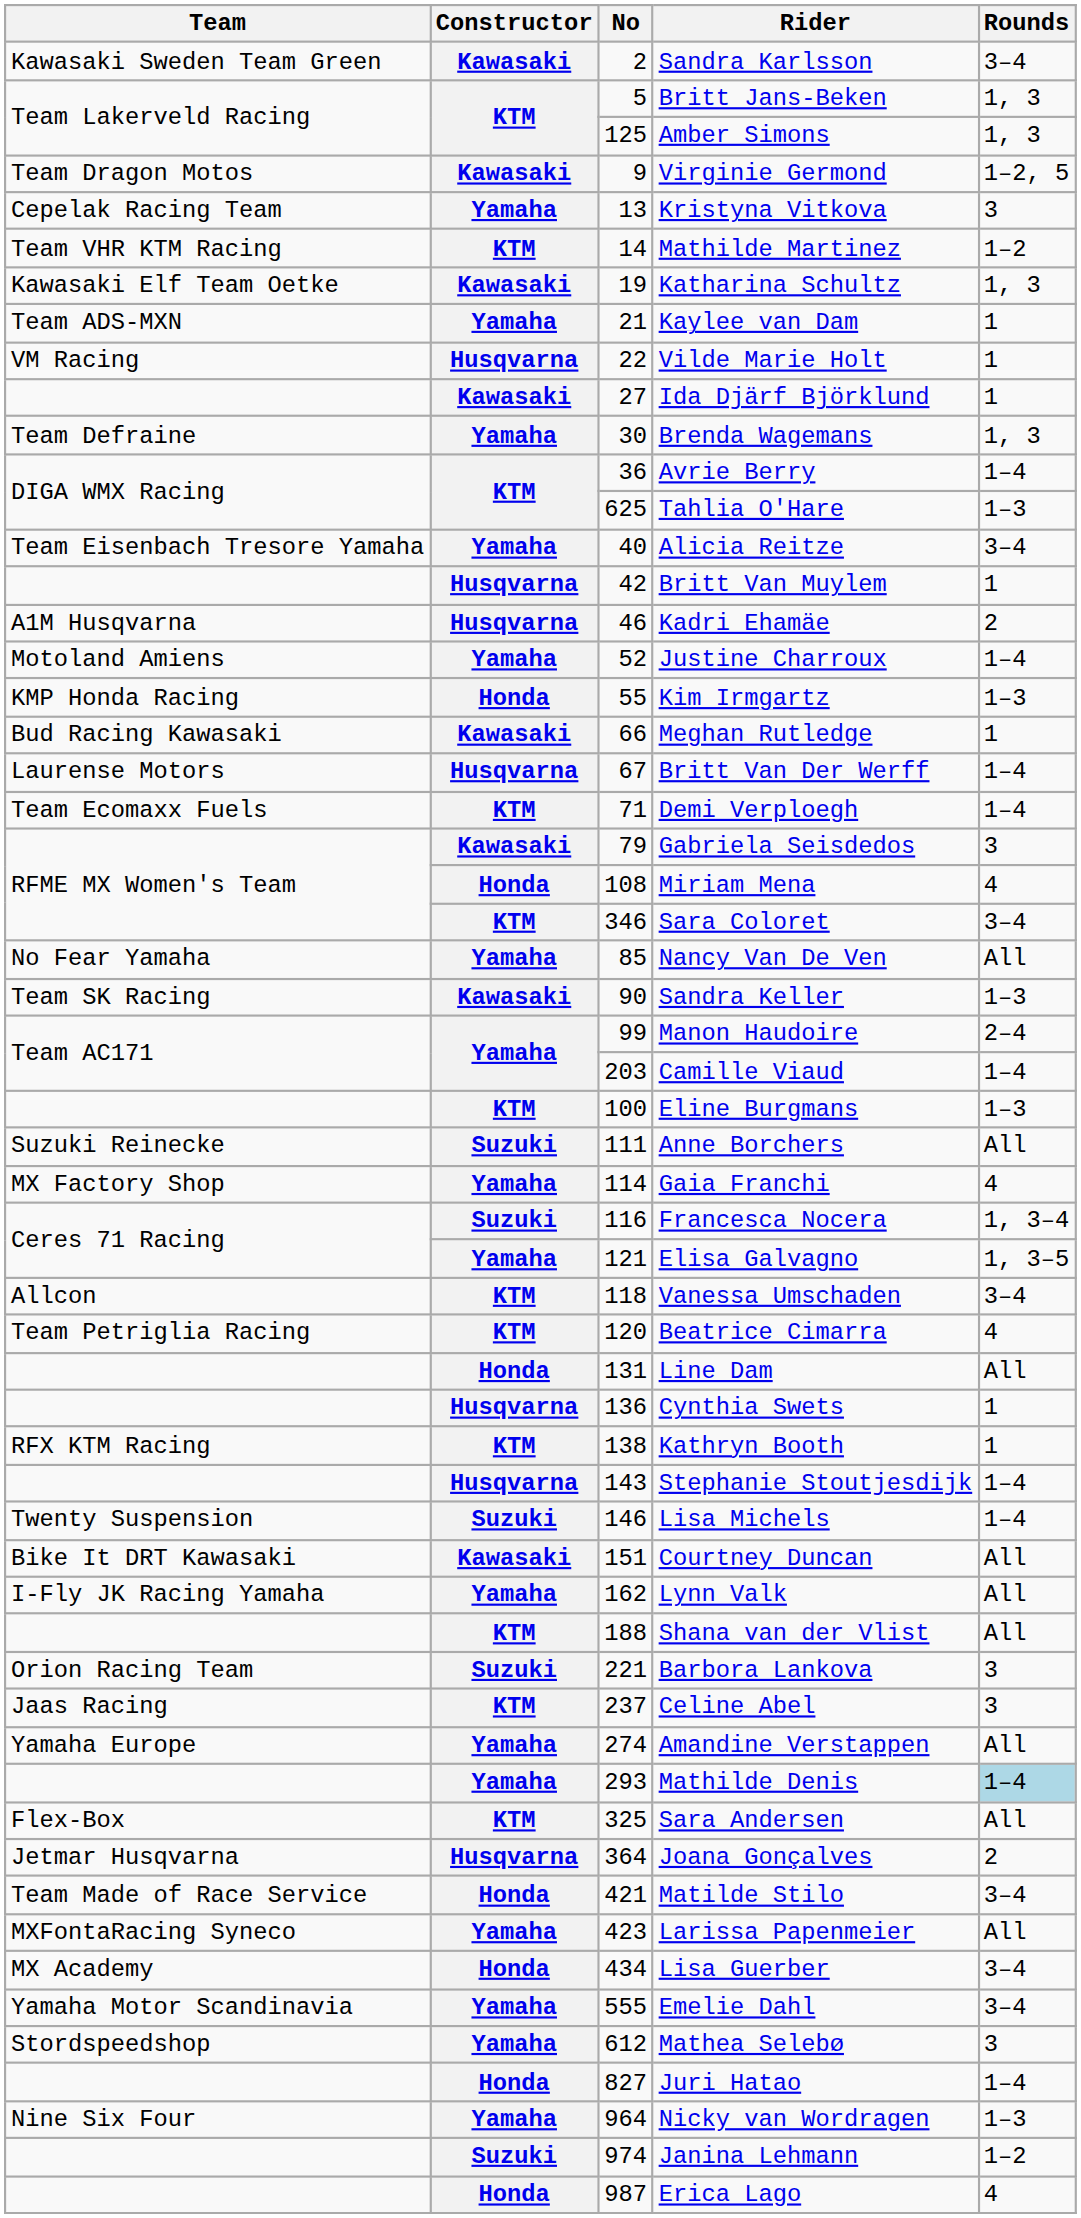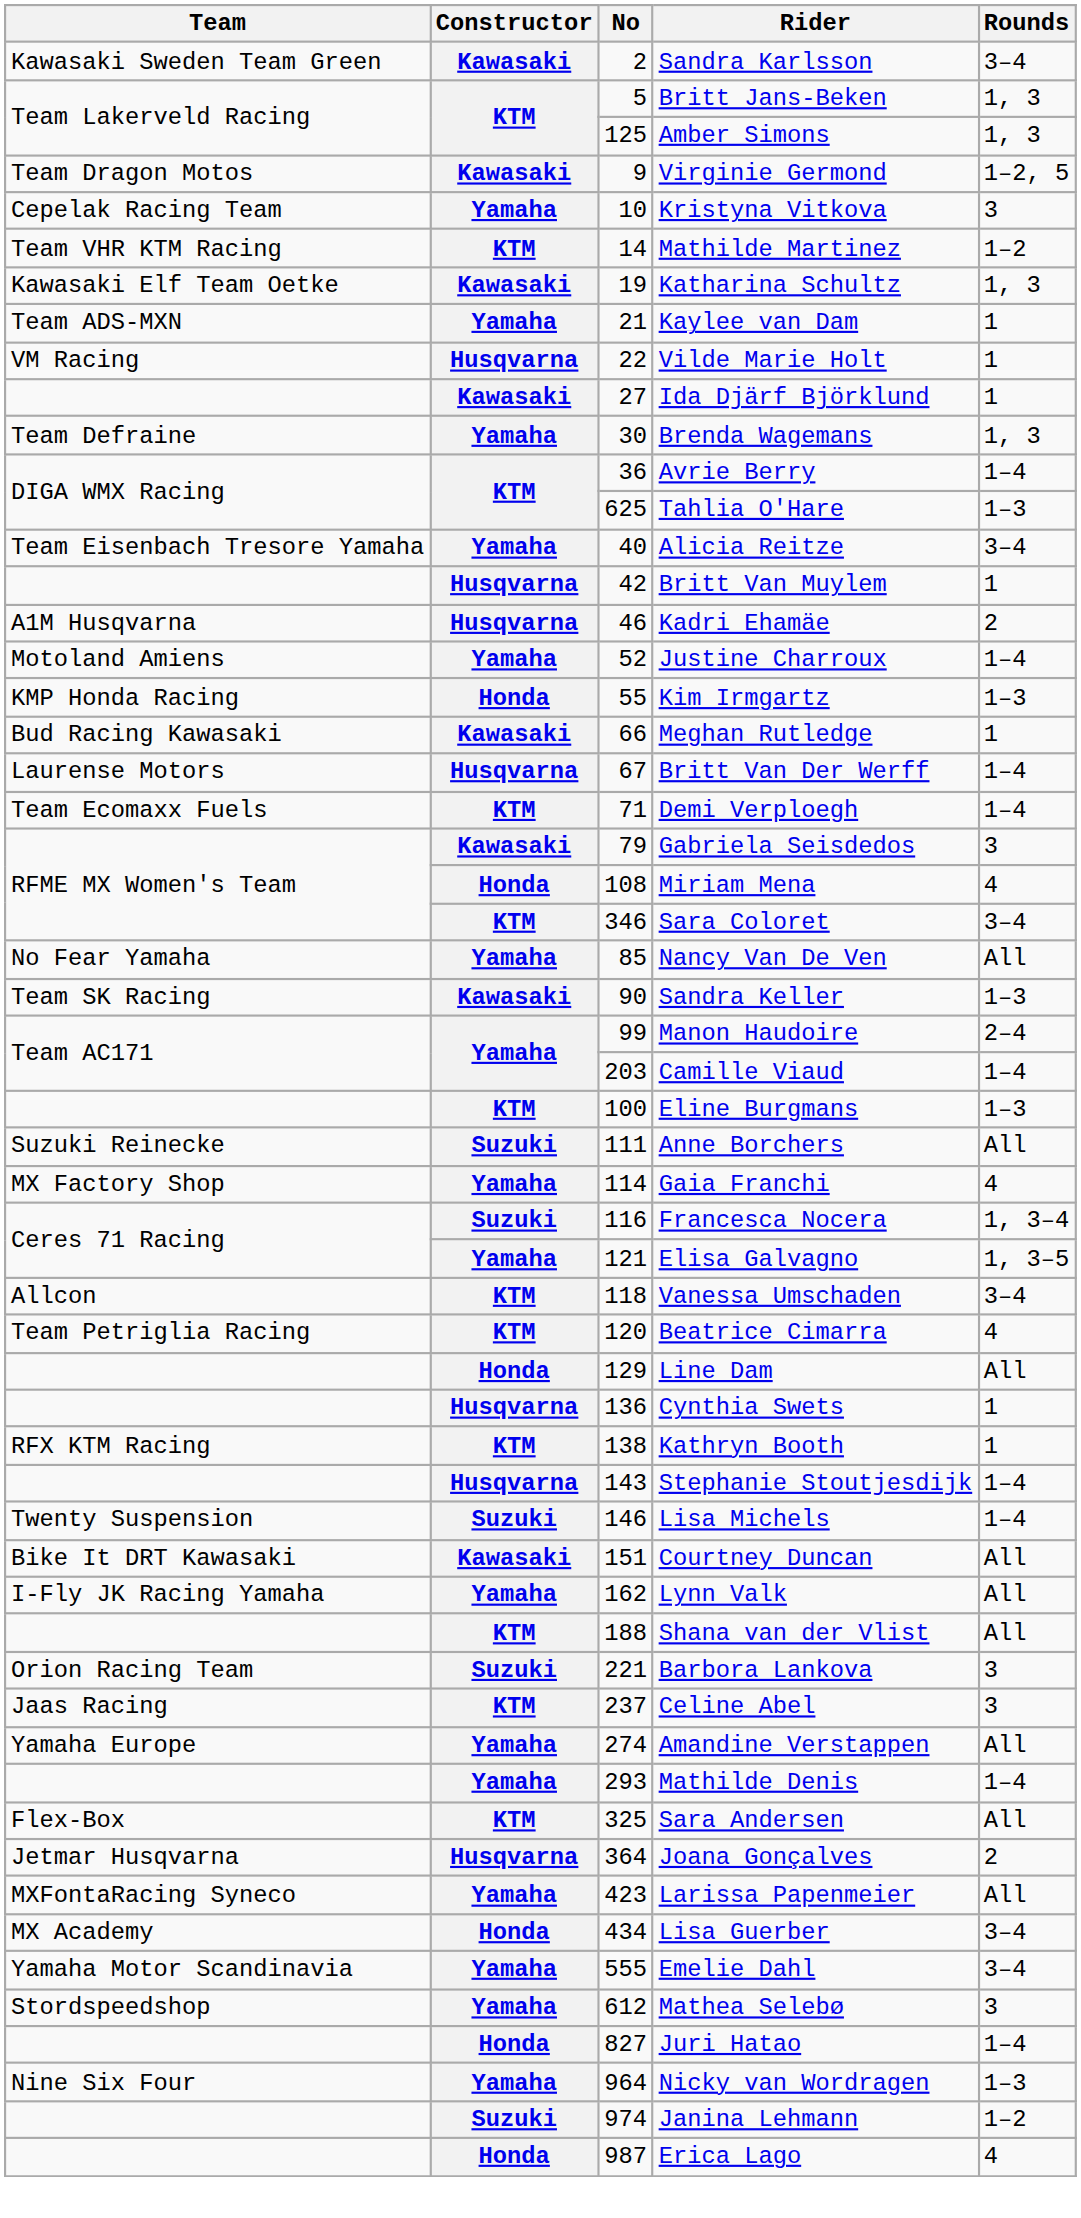(633, 211) 13 -> (633, 211) 10
(626, 1371) 131 -> (626, 1371) 129
(1005, 1783) lightblue background -> (1005, 1783) no background
- row: (751, 1895)
